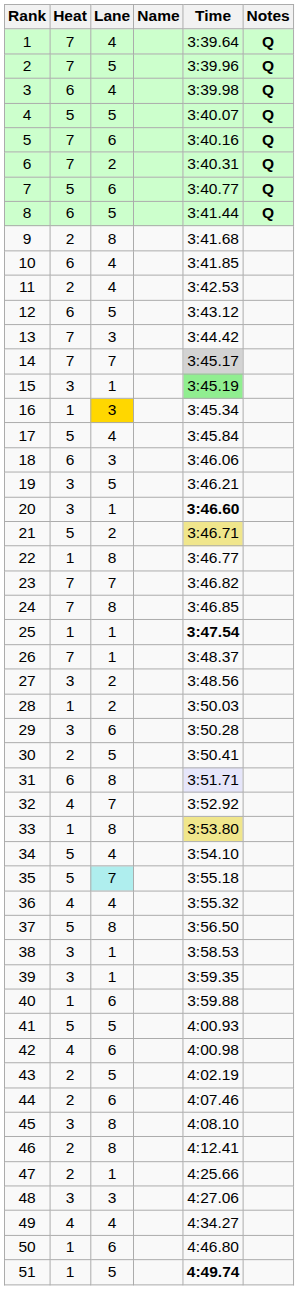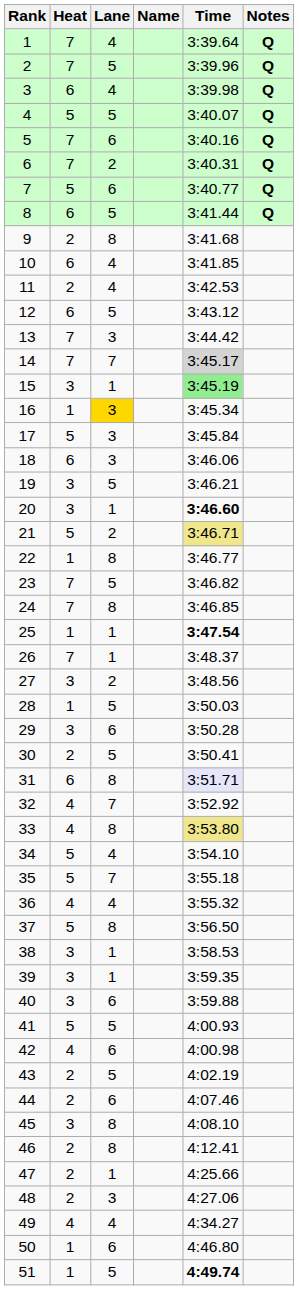(112, 435) 4 -> (112, 435) 3
(112, 582) 7 -> (112, 582) 5
(112, 705) 2 -> (112, 705) 5
(70, 829) 1 -> (70, 829) 4
(112, 878) paleturquoise background -> (112, 878) no background
(70, 1001) 1 -> (70, 1001) 3
(70, 1198) 3 -> (70, 1198) 2
